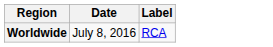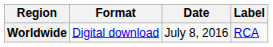+ column: (116, 13)
